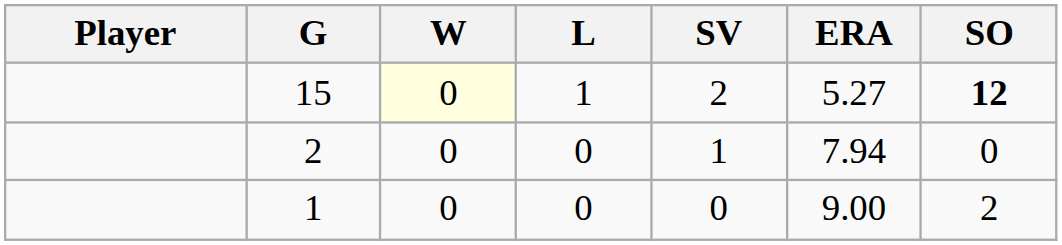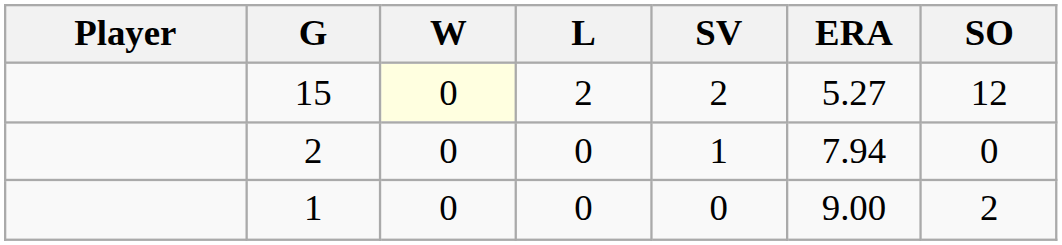(584, 92) 1 -> (584, 92) 2
(989, 92) bold -> (989, 92) normal
